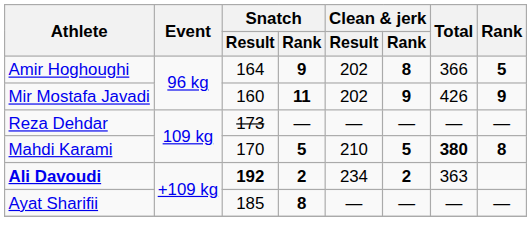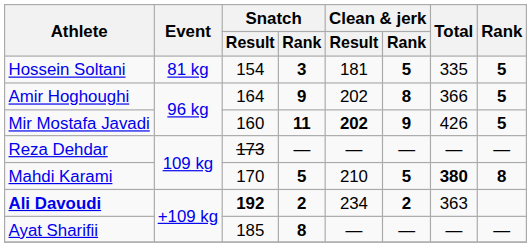+ row: (67, 70)
(354, 97) normal -> (354, 123) bold
(502, 97) 9 -> (502, 123) 5
